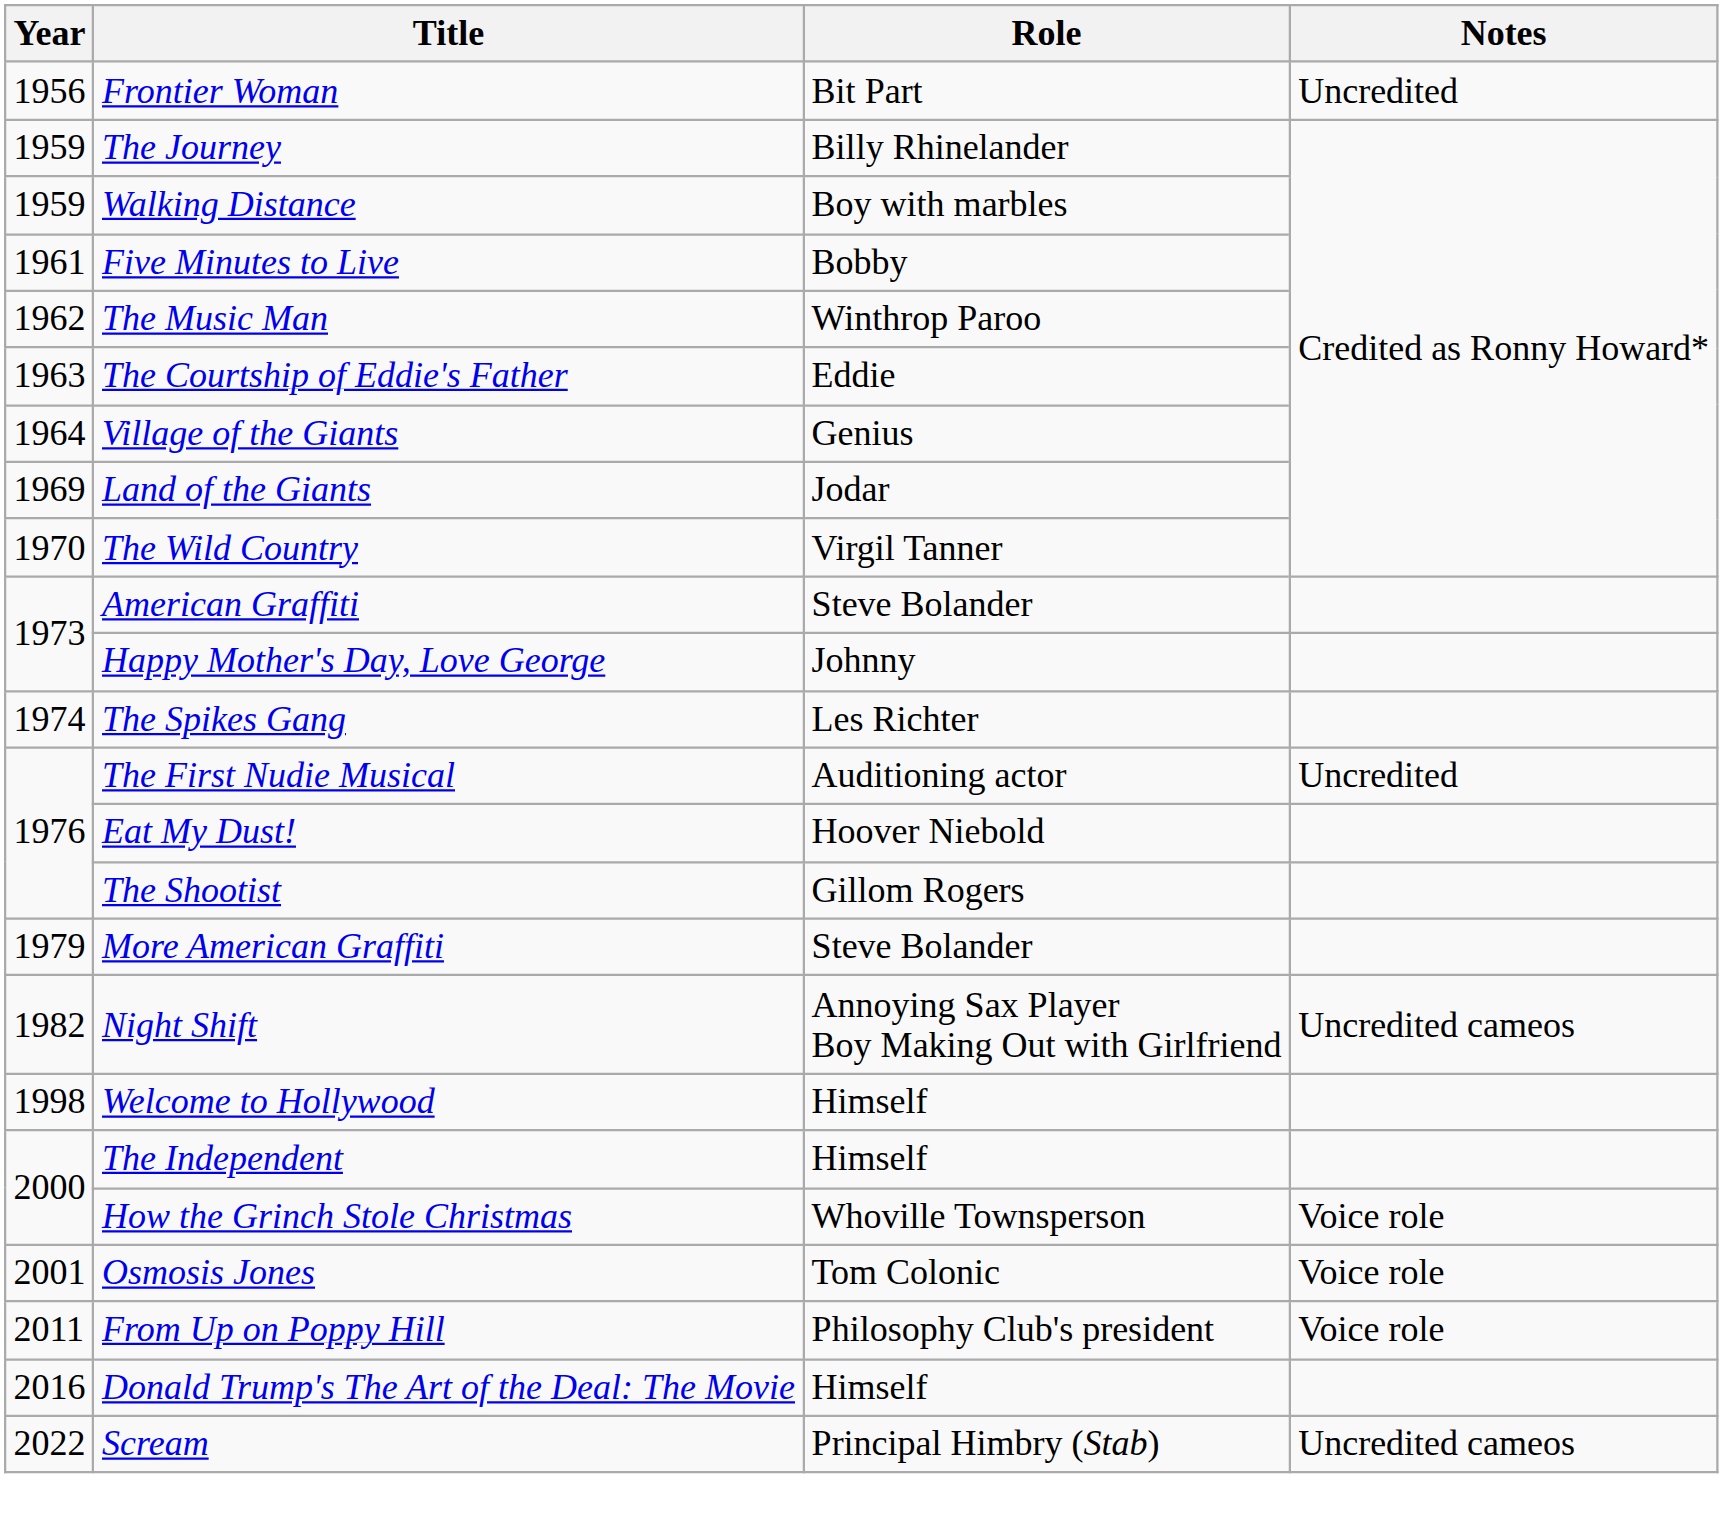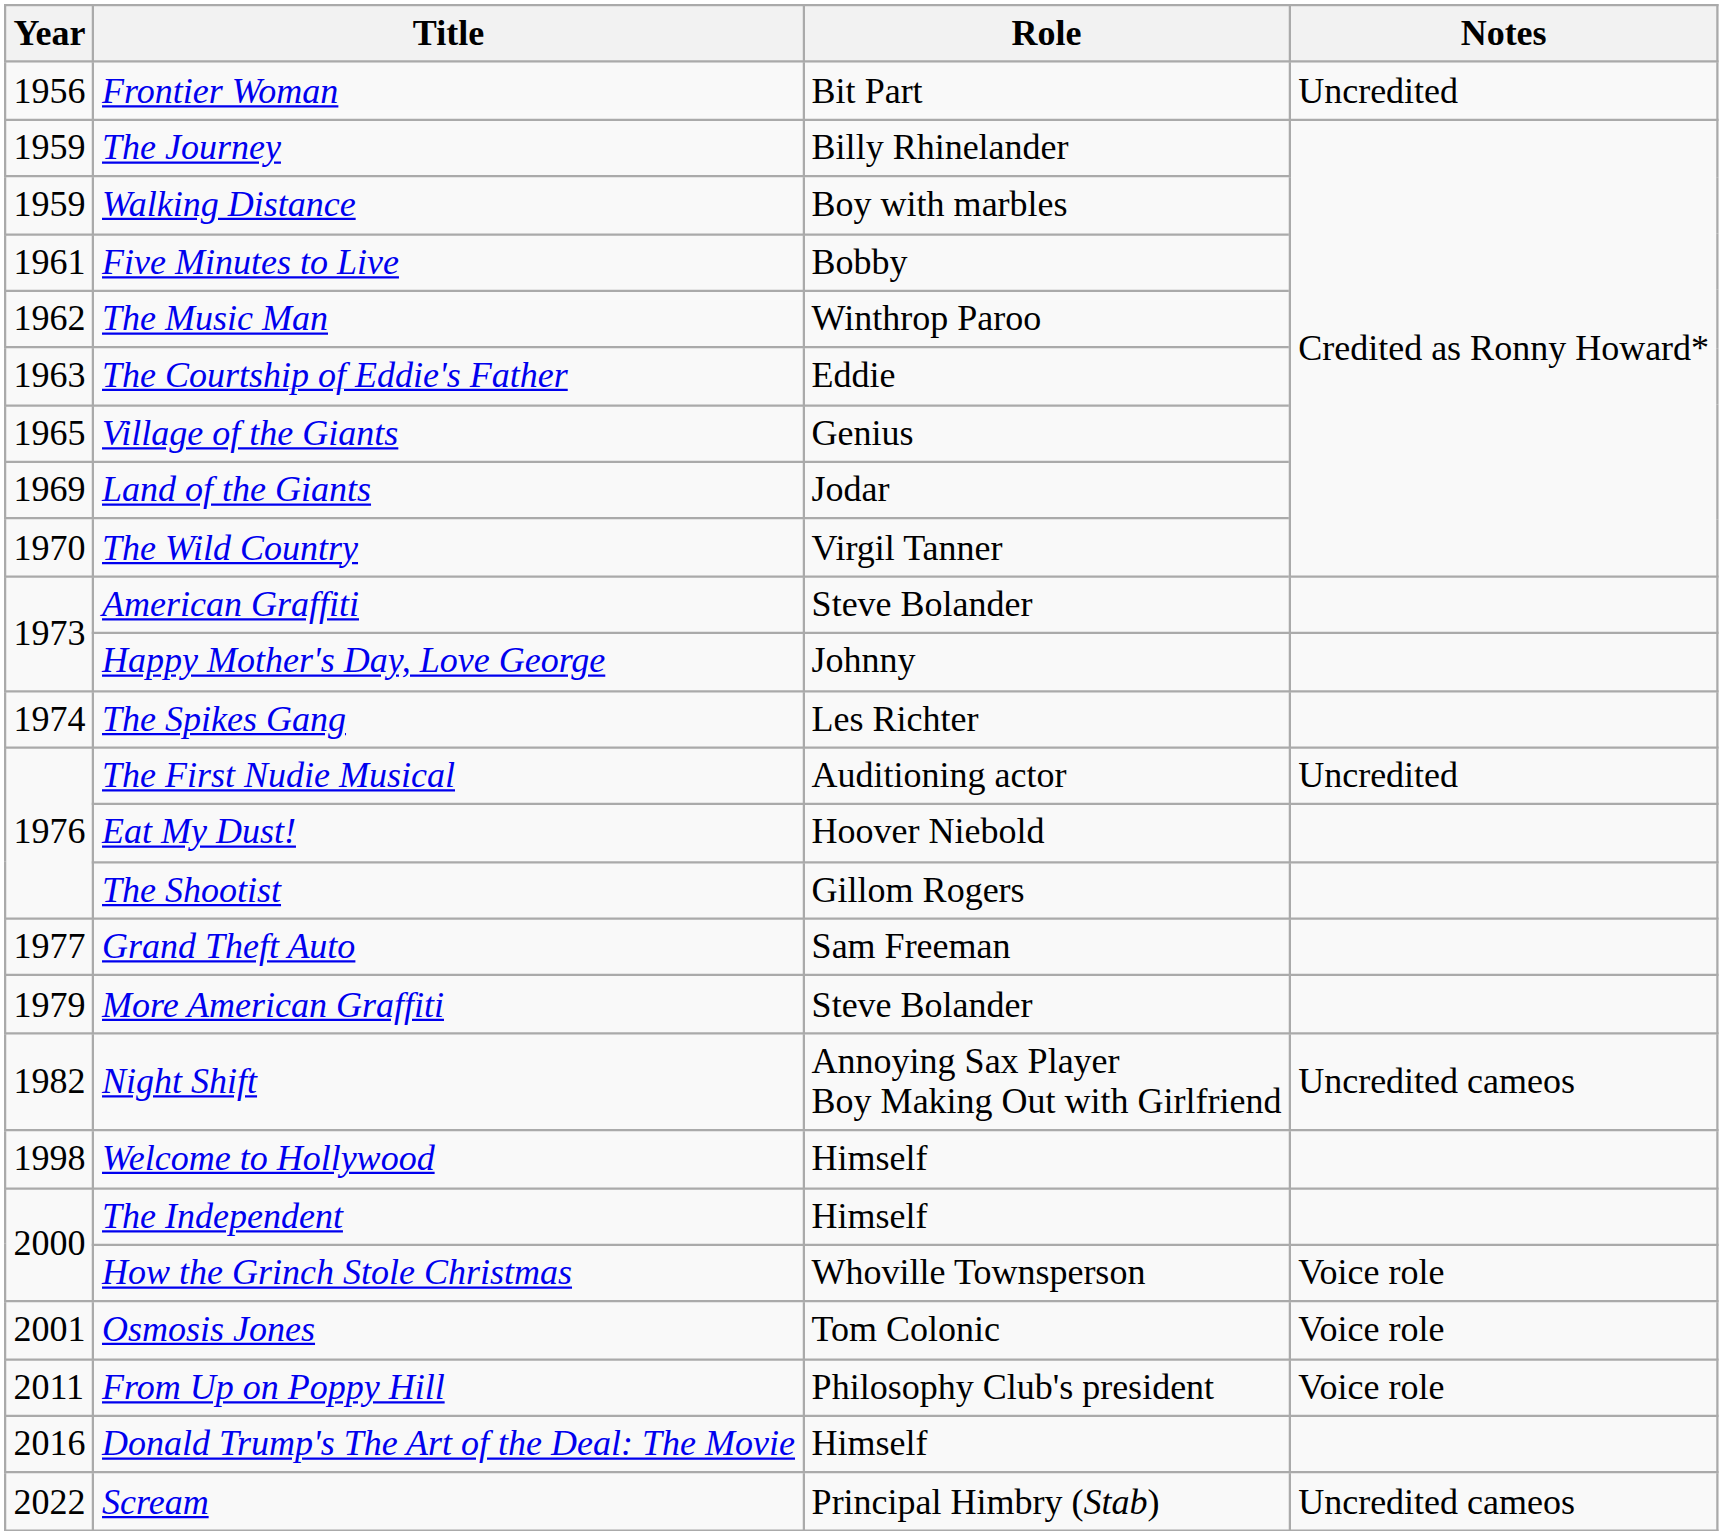(49, 432) 1964 -> (49, 432) 1965
+ row: (229, 946)
